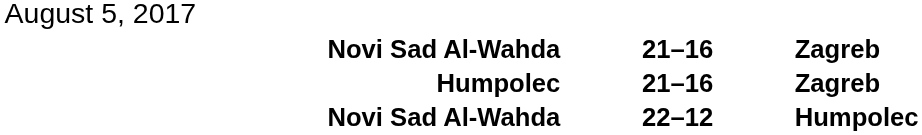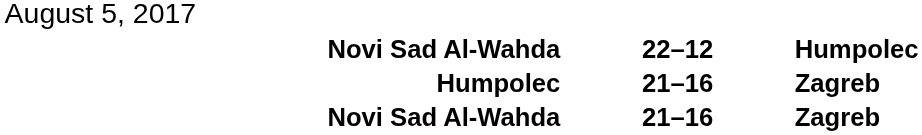rows swapped: (444, 50) <-> (444, 117)
